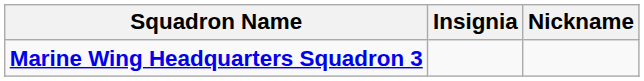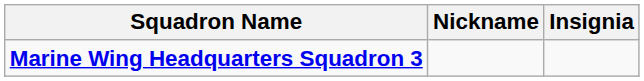columns swapped: (475, 22) <-> (581, 22)
